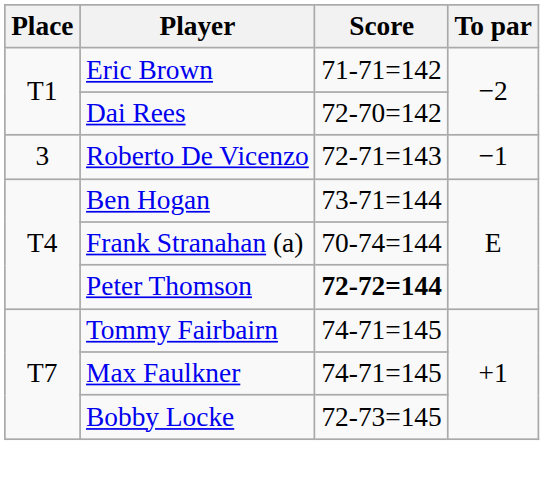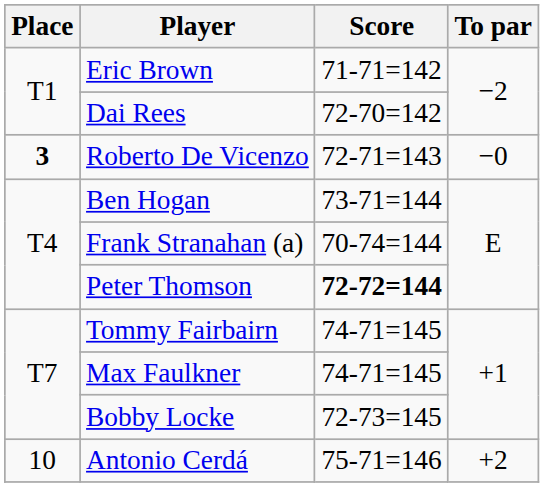(42, 156) normal -> (42, 156) bold
(493, 156) −1 -> (493, 156) −0
+ row: (167, 460)
